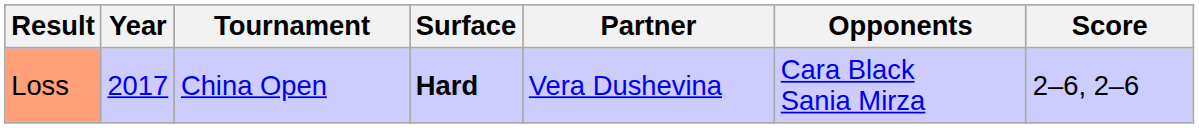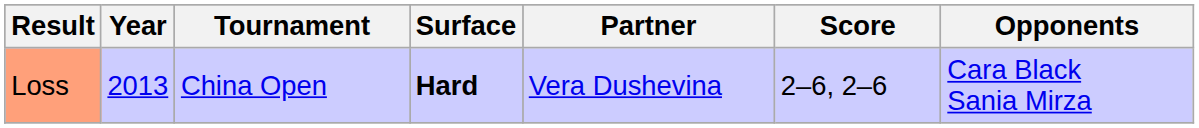columns swapped: (900, 26) <-> (1110, 26)
(138, 84) 2017 -> (138, 84) 2013
